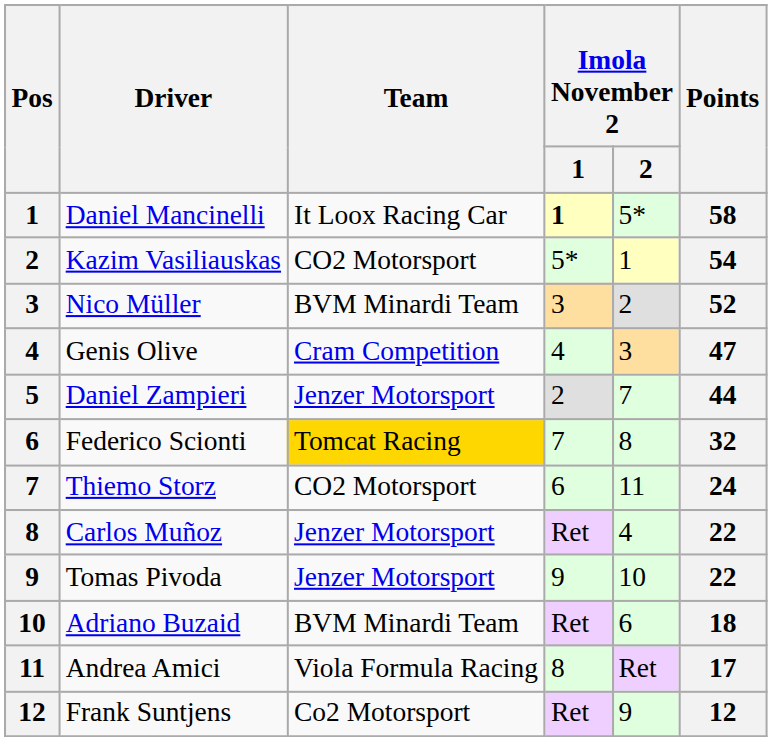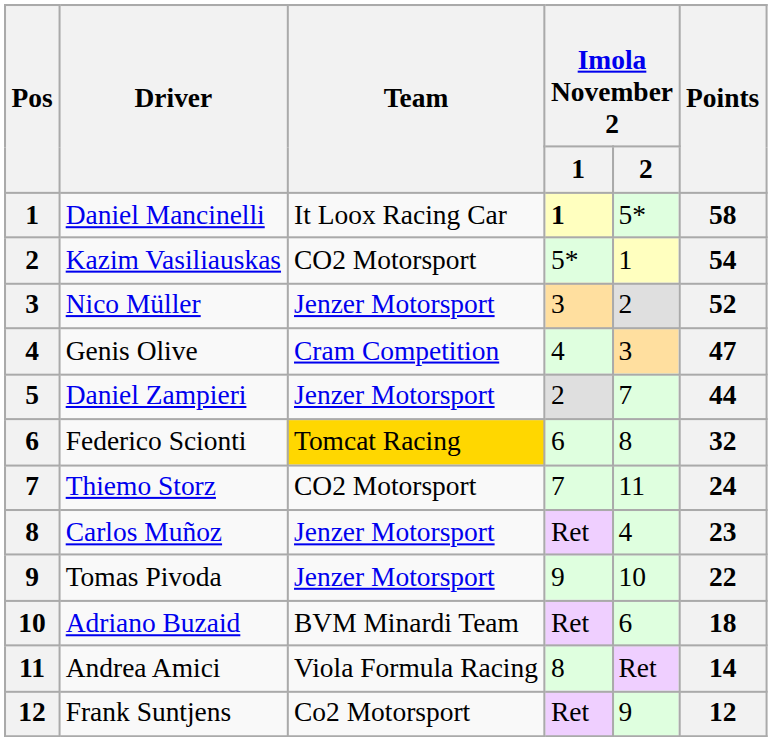(406, 305) BVM Minardi Team -> (394, 305) Jenzer Motorsport
(558, 440) 7 -> (558, 440) 6
(558, 486) 6 -> (558, 486) 7
(723, 531) 22 -> (723, 531) 23
(723, 667) 17 -> (723, 667) 14
